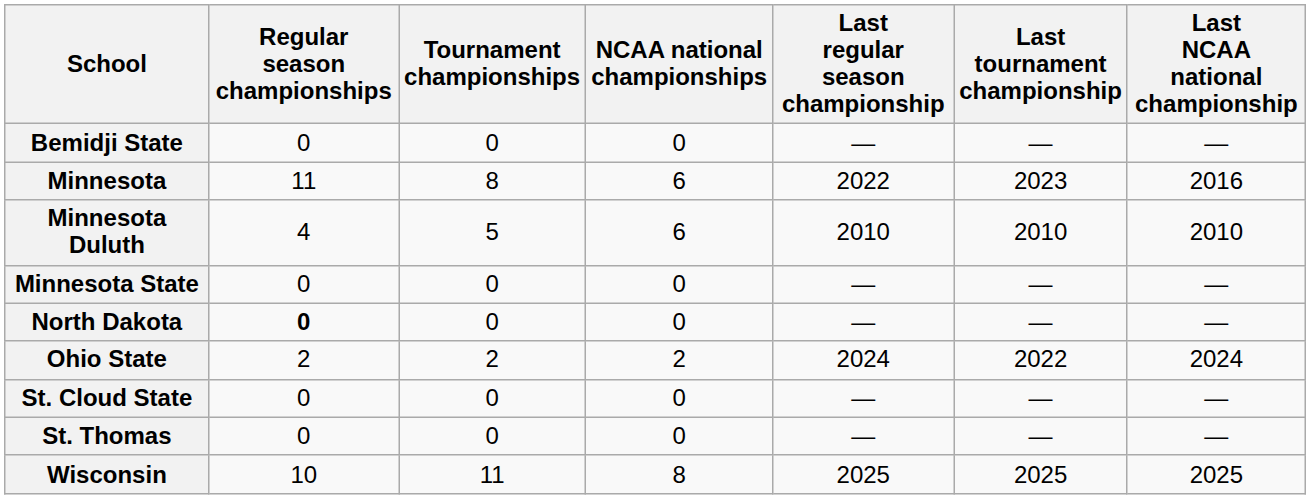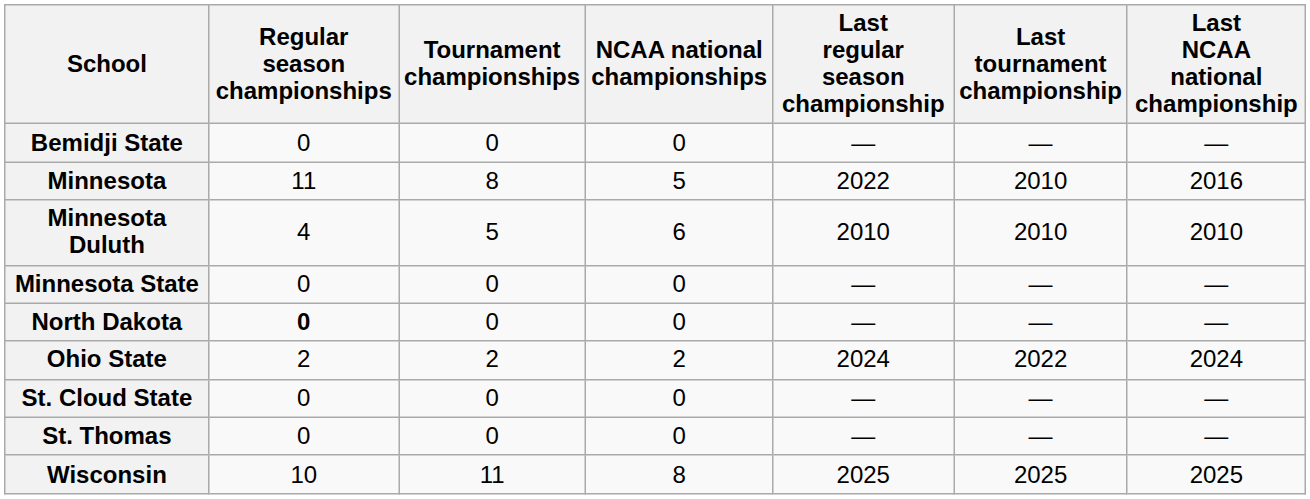(679, 180) 6 -> (679, 180) 5
(1041, 180) 2023 -> (1041, 180) 2010
